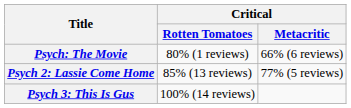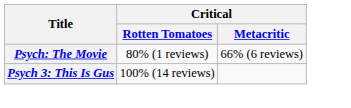- row: (81, 73)
